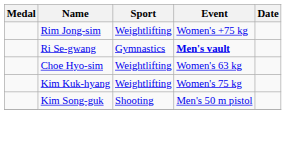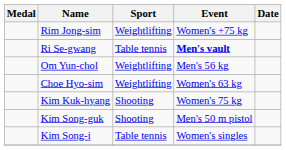(140, 48) Gymnastics -> (141, 48) Table tennis
+ row: (69, 66)
(143, 83) Weightlifting -> (134, 101) Shooting
+ row: (66, 136)
